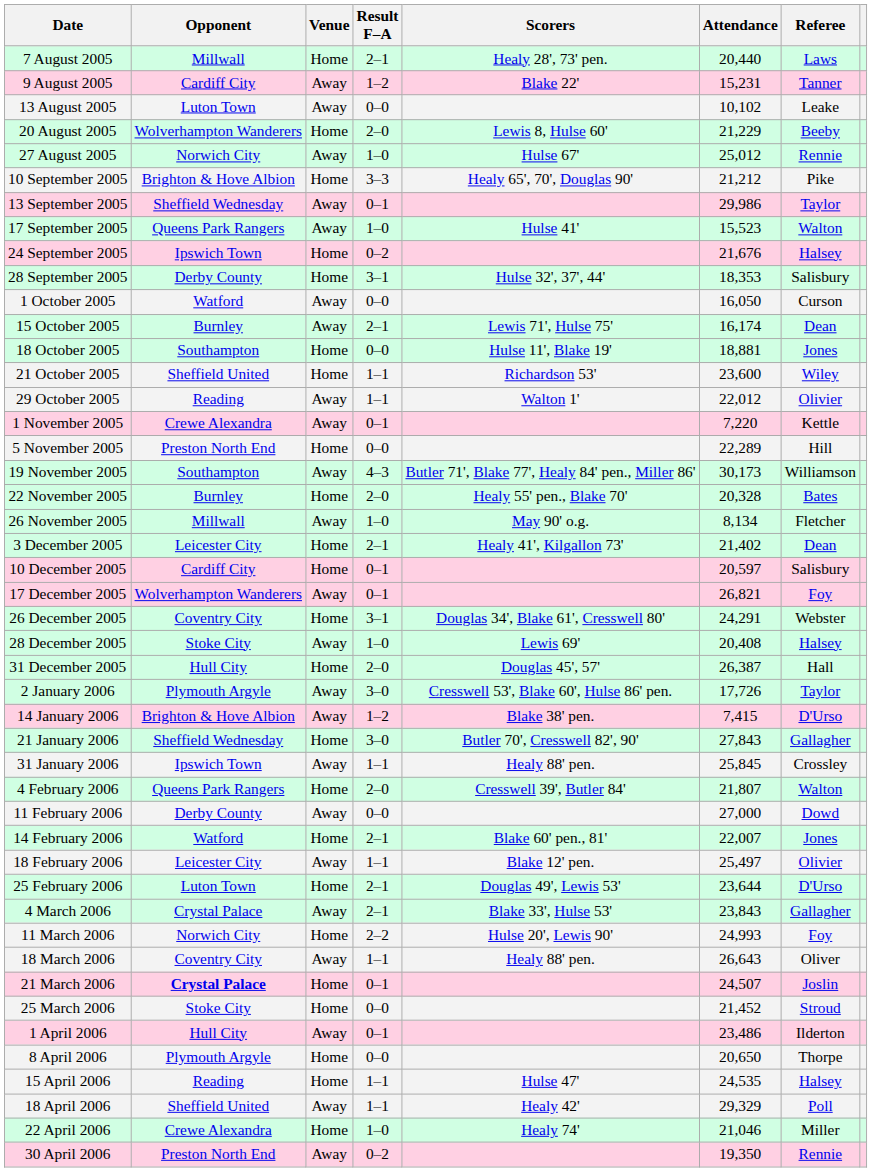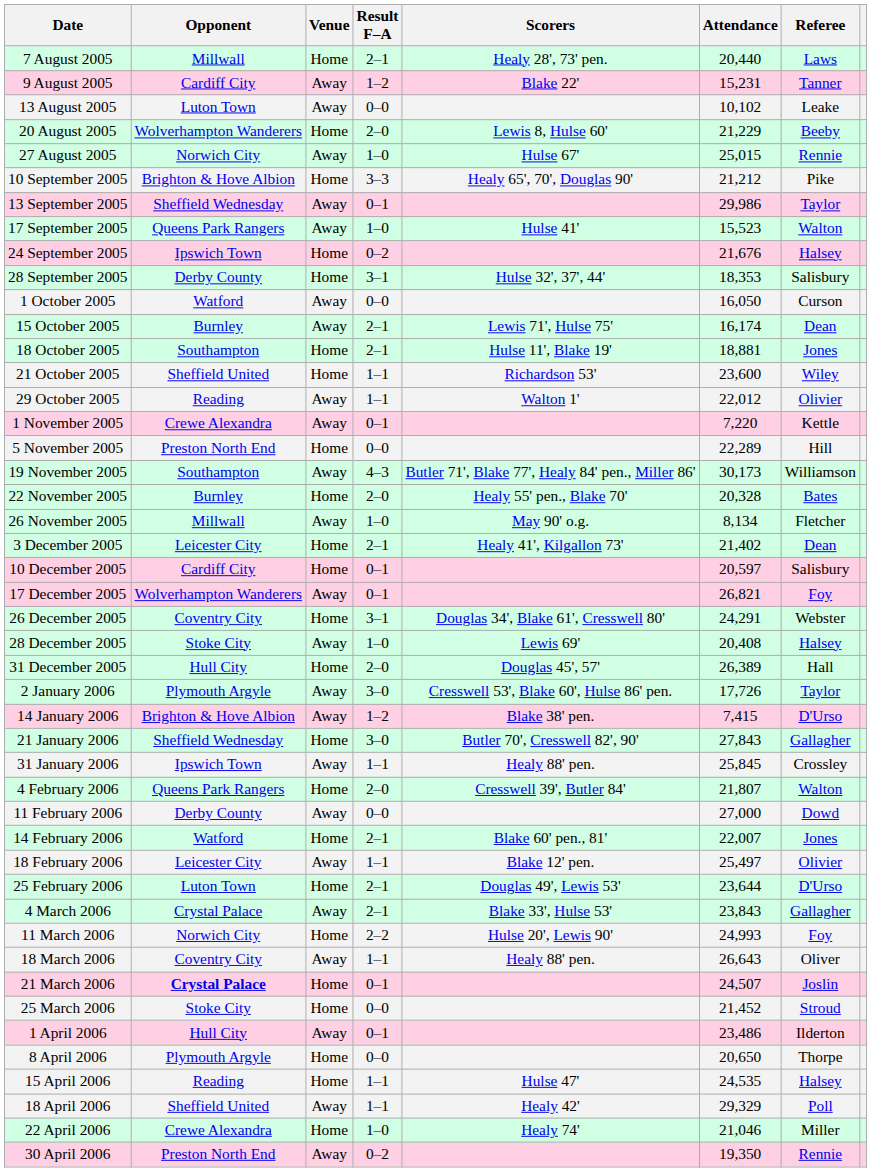(740, 155) 25,012 -> (740, 155) 25,015
(377, 350) 0–0 -> (377, 350) 2–1
(740, 667) 26,387 -> (740, 667) 26,389
